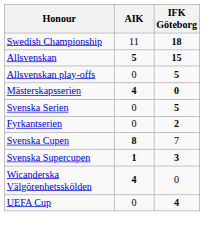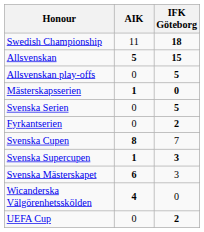(134, 91) 4 -> (134, 91) 1
+ row: (52, 174)
(177, 203) 4 -> (177, 219) 2
